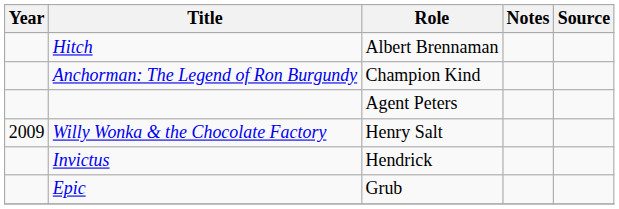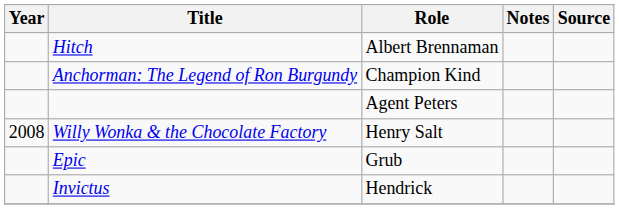(27, 132) 2009 -> (27, 132) 2008
rows swapped: (81, 160) <-> (69, 189)
